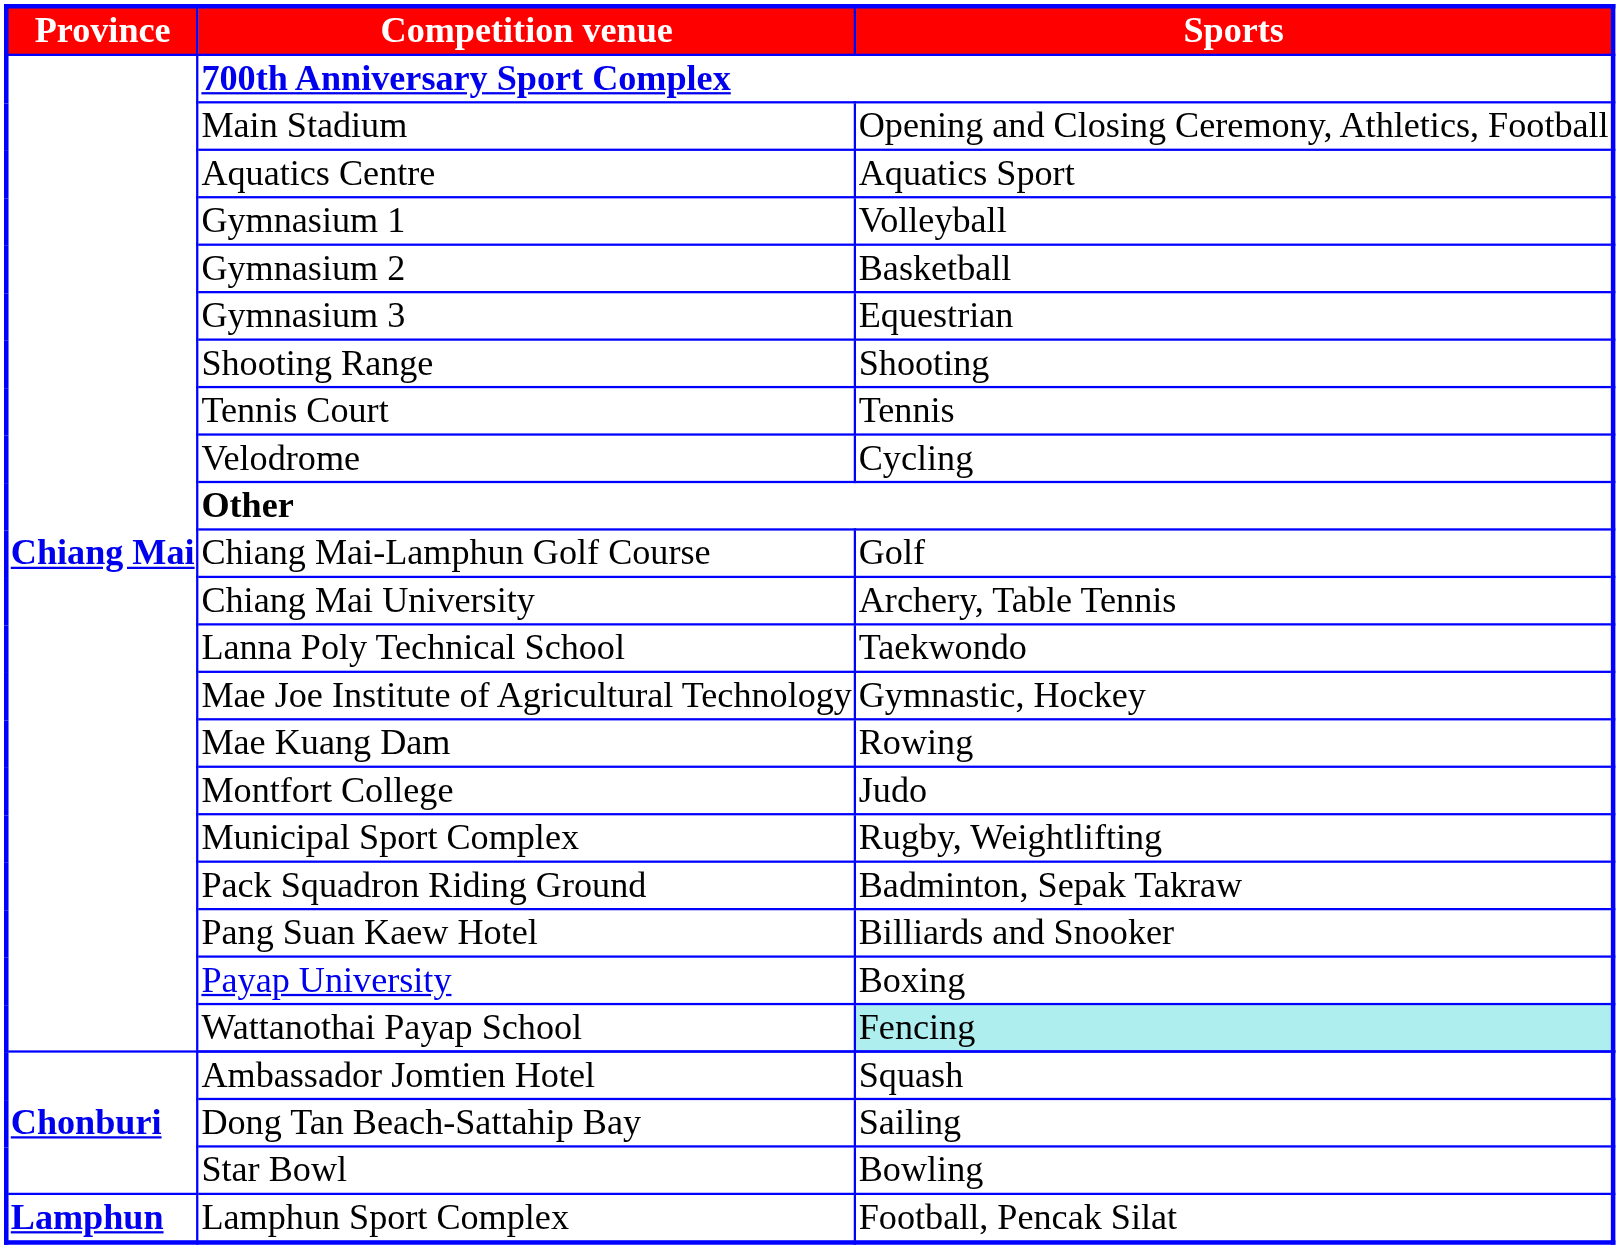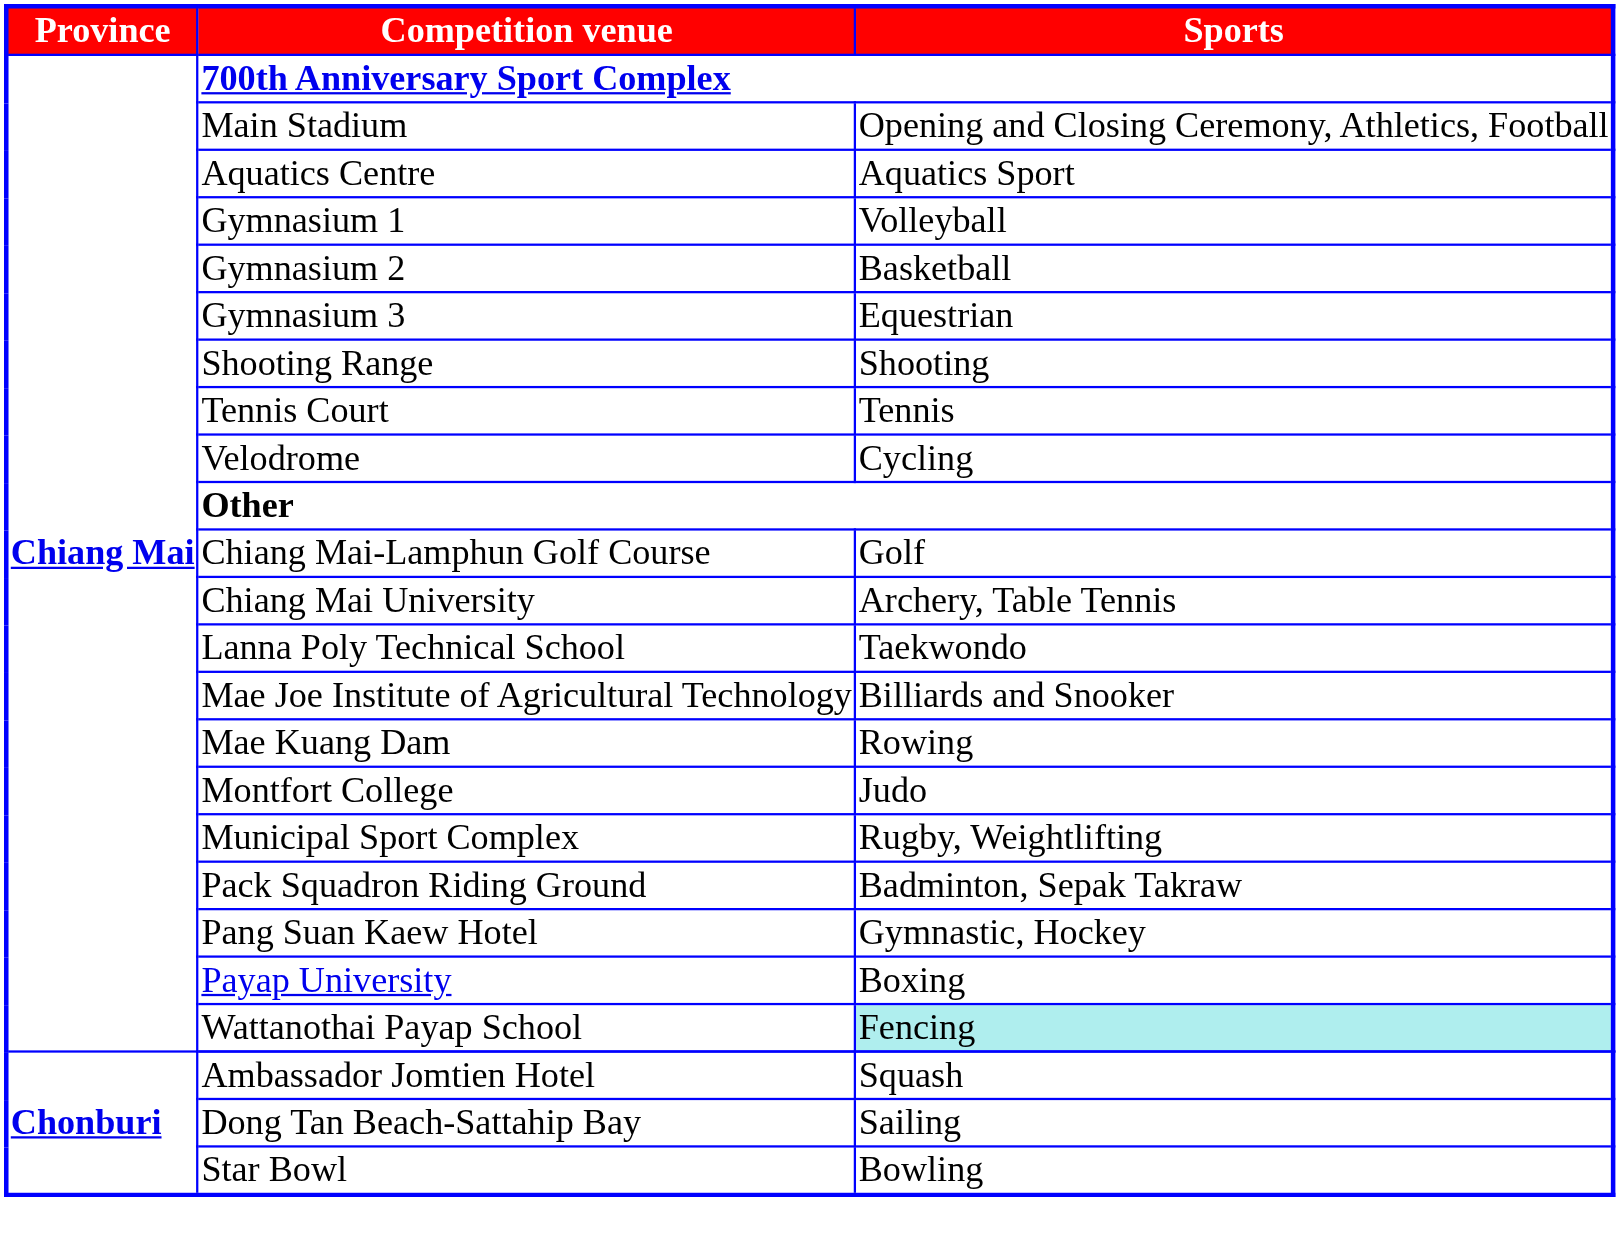(1002, 694) Gymnastic, Hockey -> (1016, 694) Billiards and Snooker
(1016, 932) Billiards and Snooker -> (1002, 932) Gymnastic, Hockey
- row: (385, 1216)
